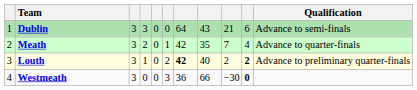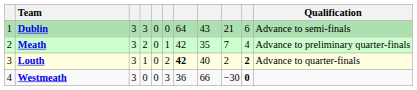(308, 45) Advance to quarter-finals -> (333, 45) Advance to preliminary quarter-finals
(333, 61) Advance to preliminary quarter-finals -> (308, 61) Advance to quarter-finals
